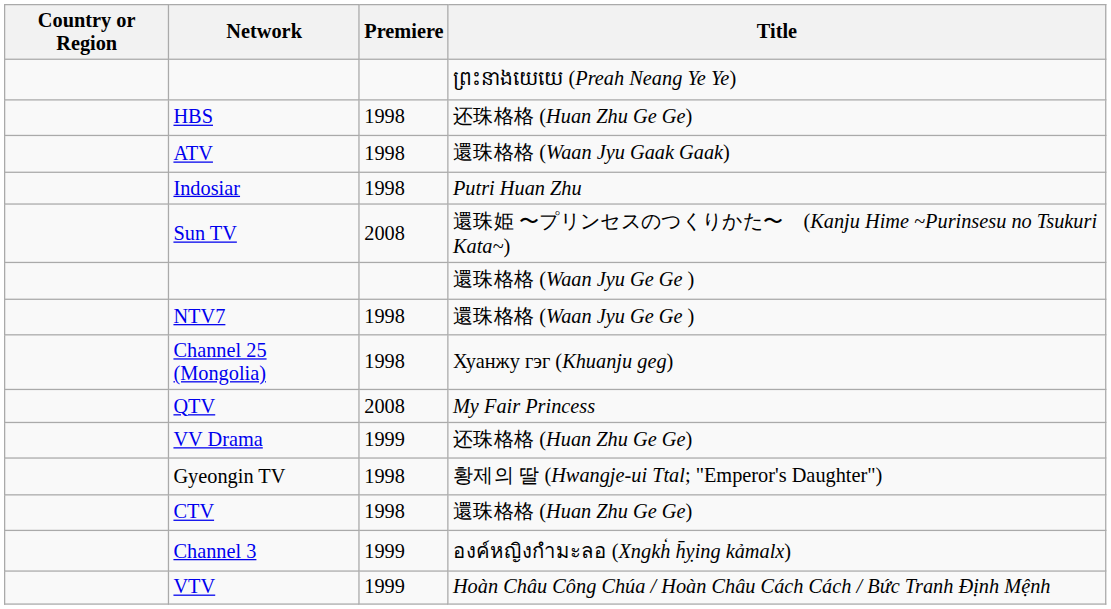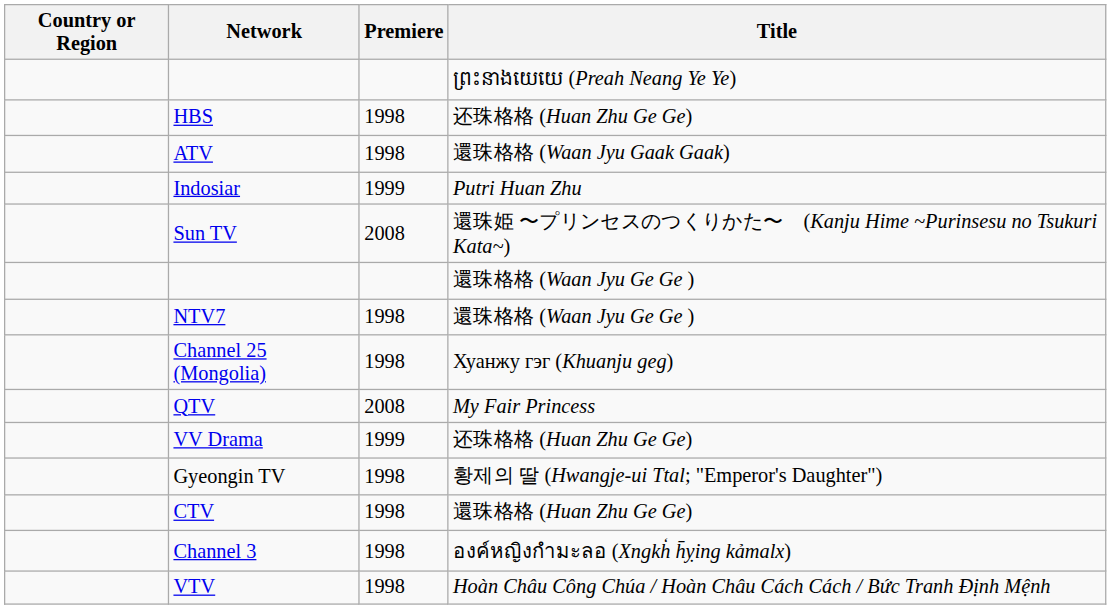(385, 187) 1998 -> (385, 187) 1999
(385, 550) 1999 -> (385, 550) 1998
(385, 587) 1999 -> (385, 587) 1998
